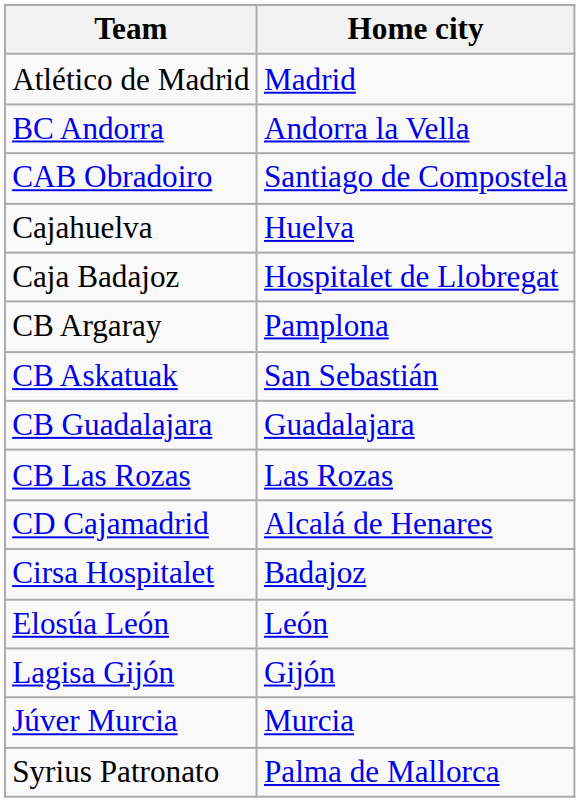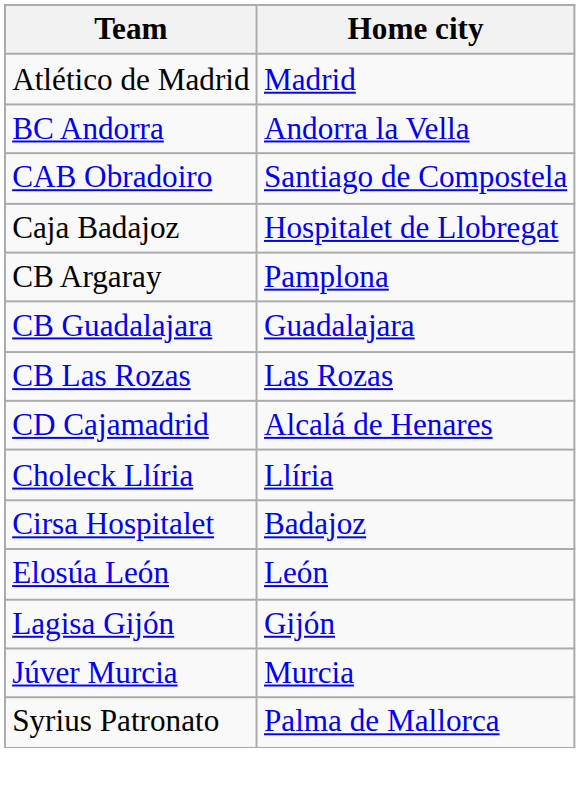- row: (82, 227)
- row: (95, 375)
+ row: (103, 474)
